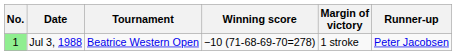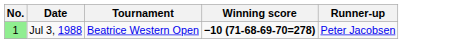- column: (345, 19)
(260, 42) normal -> (260, 30) bold
